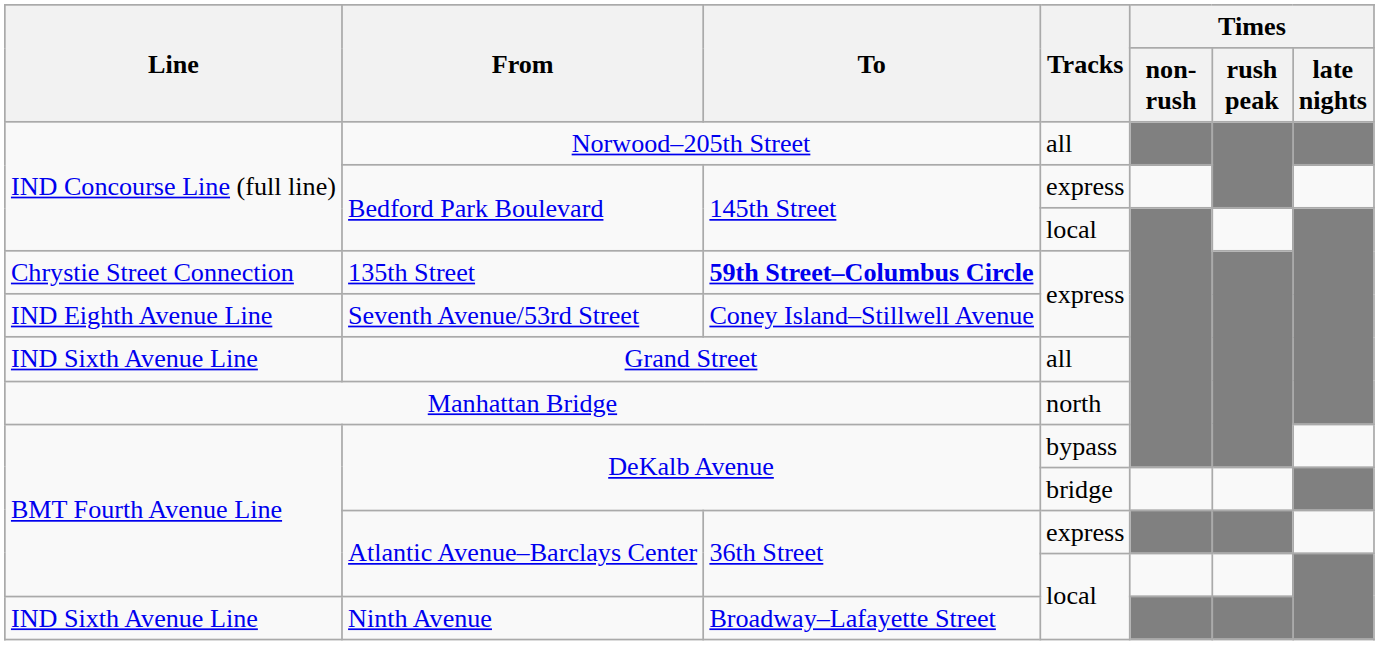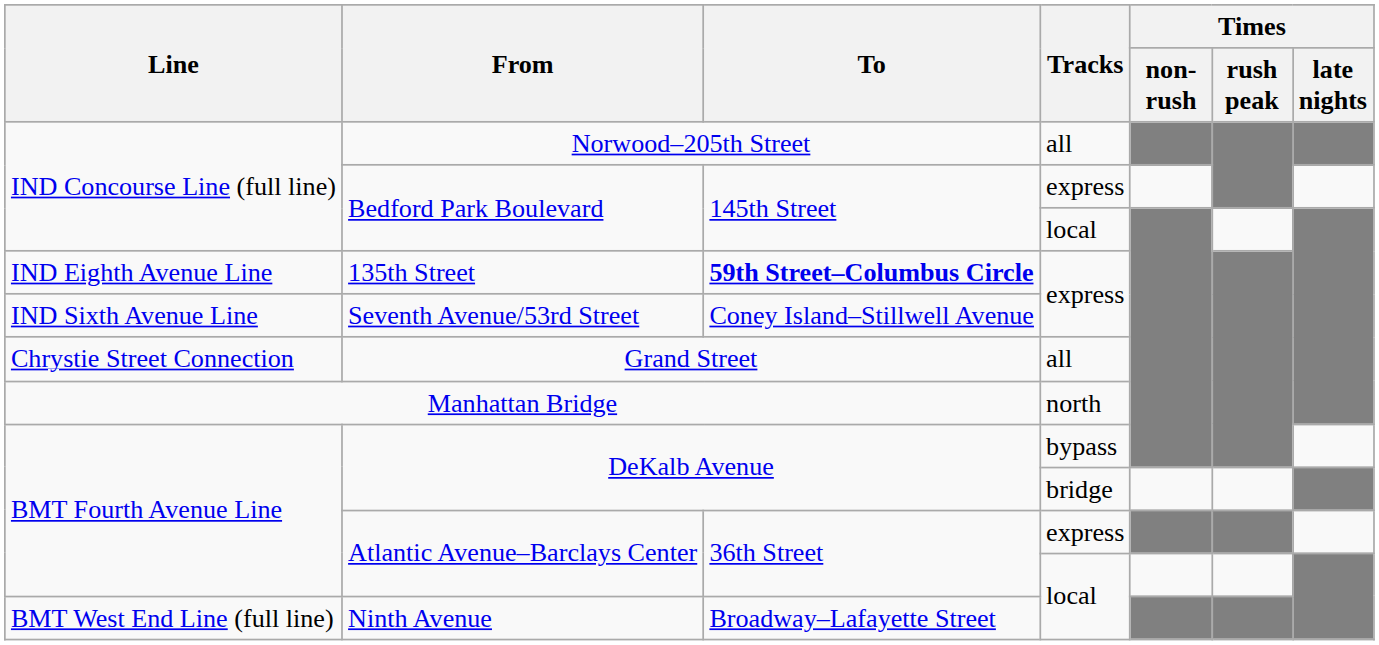(152, 272) Chrystie Street Connection -> (142, 272) IND Eighth Avenue Line
(142, 315) IND Eighth Avenue Line -> (134, 315) IND Sixth Avenue Line
(134, 358) IND Sixth Avenue Line -> (152, 358) Chrystie Street Connection
(134, 617) IND Sixth Avenue Line -> (172, 617) BMT West End Line (full line)
